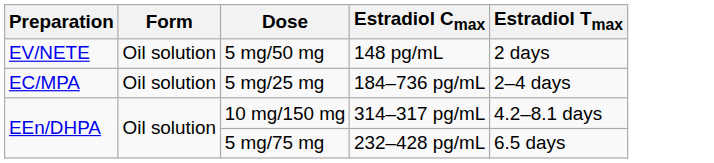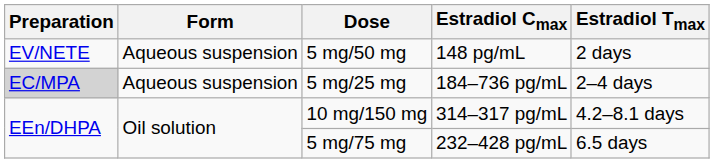(169, 53) Oil solution -> (210, 53) Aqueous suspension
(44, 83) no background -> (44, 83) lightgrey background
(169, 83) Oil solution -> (210, 83) Aqueous suspension
